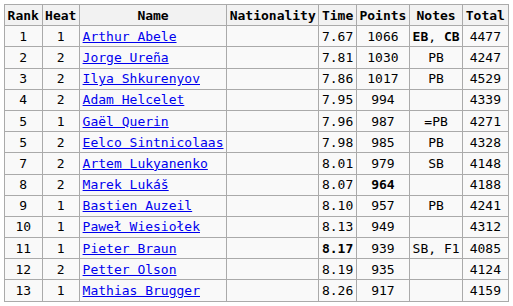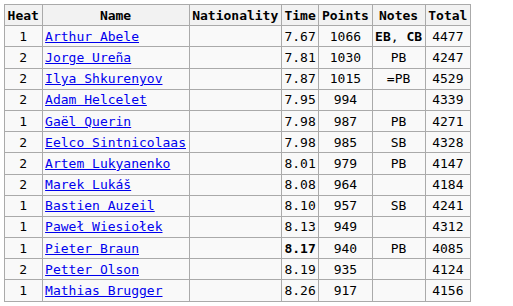- column: (23, 15)
(338, 79) 7.86 -> (300, 79) 7.87
(383, 79) 1017 -> (345, 79) 1015
(436, 79) PB -> (399, 79) =PB
(338, 121) 7.96 -> (300, 121) 7.98
(436, 121) =PB -> (399, 121) PB
(436, 142) PB -> (399, 142) SB
(436, 163) SB -> (399, 163) PB
(485, 163) 4148 -> (448, 163) 4147
(338, 185) 8.07 -> (300, 185) 8.08
(383, 185) bold -> (345, 185) normal
(485, 185) 4188 -> (448, 185) 4184
(436, 206) PB -> (399, 206) SB
(383, 248) 939 -> (345, 248) 940
(436, 248) SB, F1 -> (399, 248) PB
(485, 291) 4159 -> (448, 291) 4156
